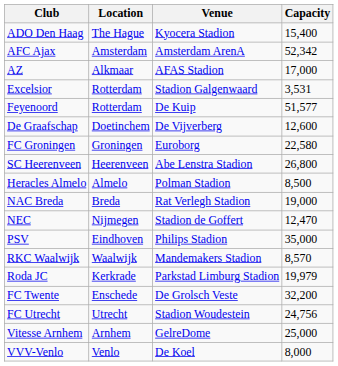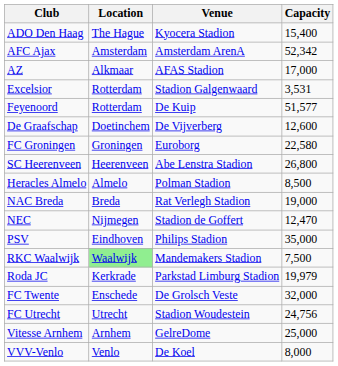(114, 257) no background -> (114, 257) lightgreen background
(298, 257) 8,570 -> (298, 257) 7,500
(301, 295) 32,200 -> (301, 295) 32,000
